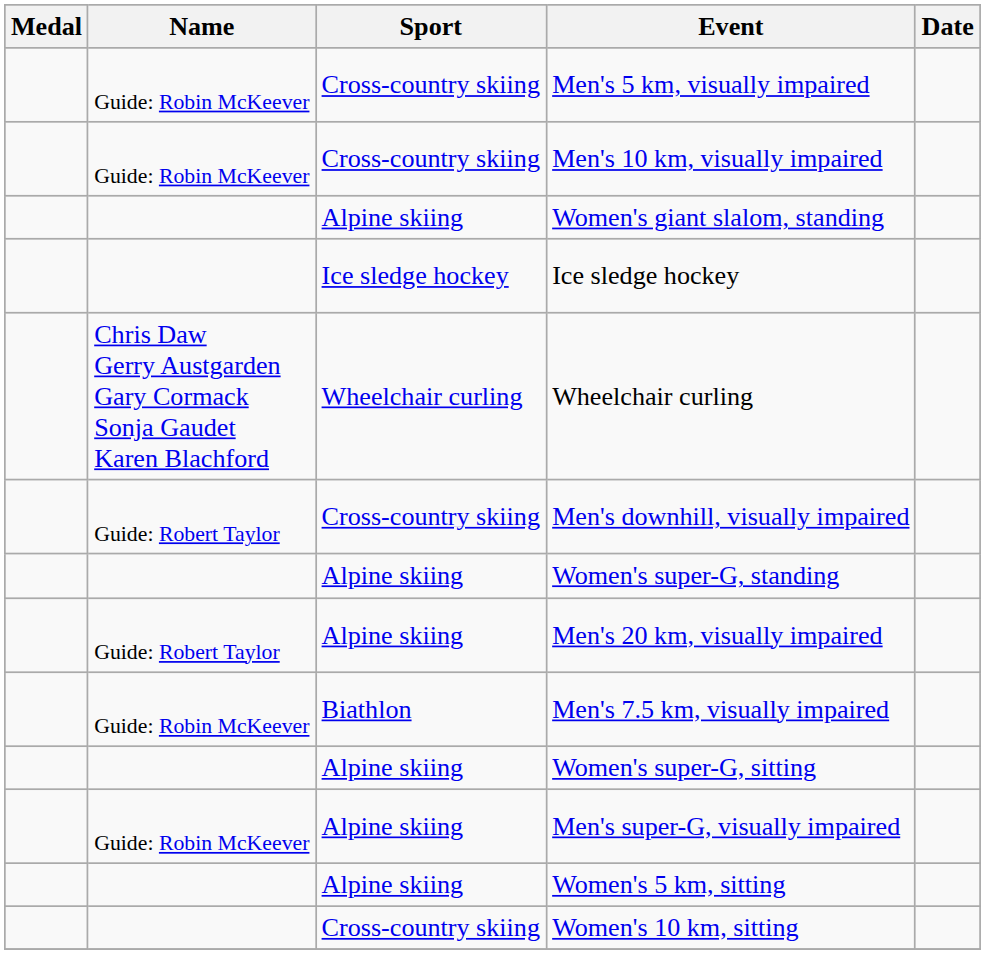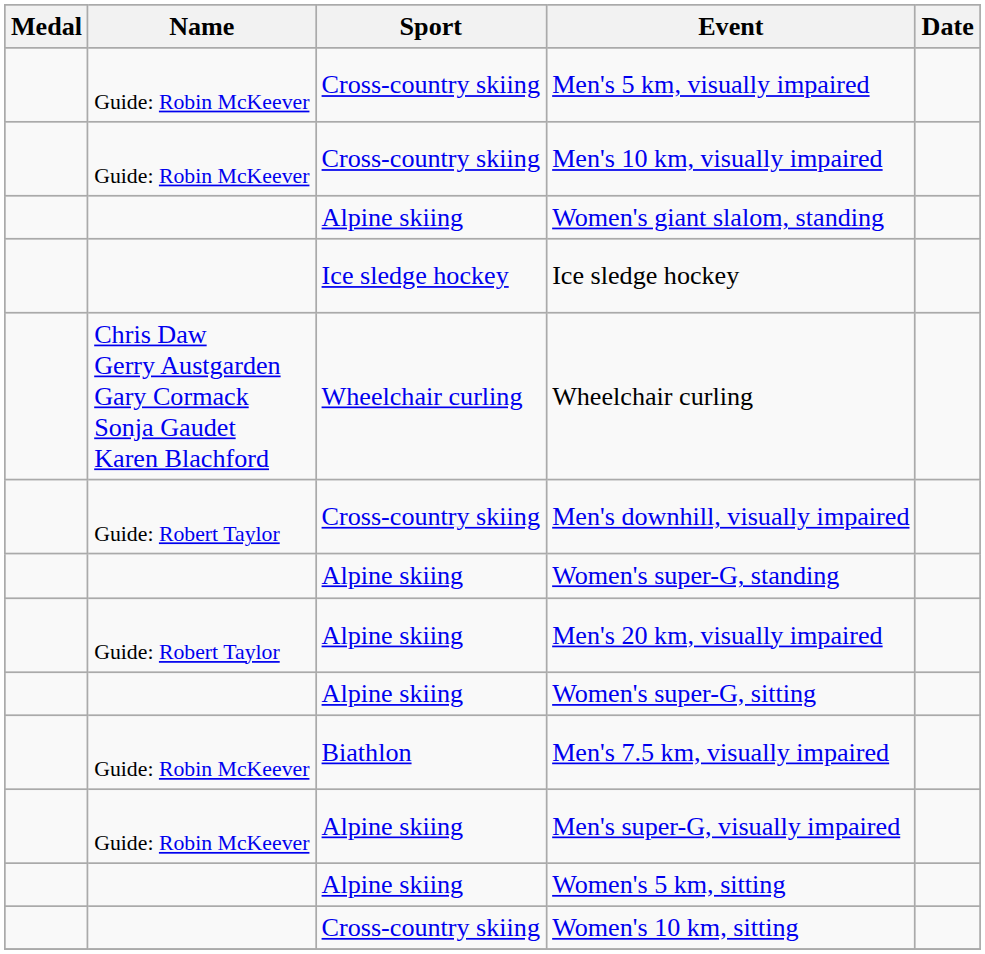rows swapped: (684, 766) <-> (721, 708)
